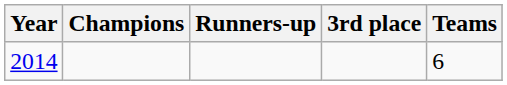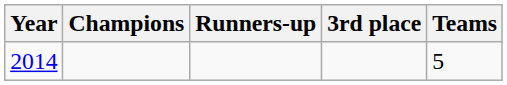(438, 60) 6 -> (438, 60) 5
